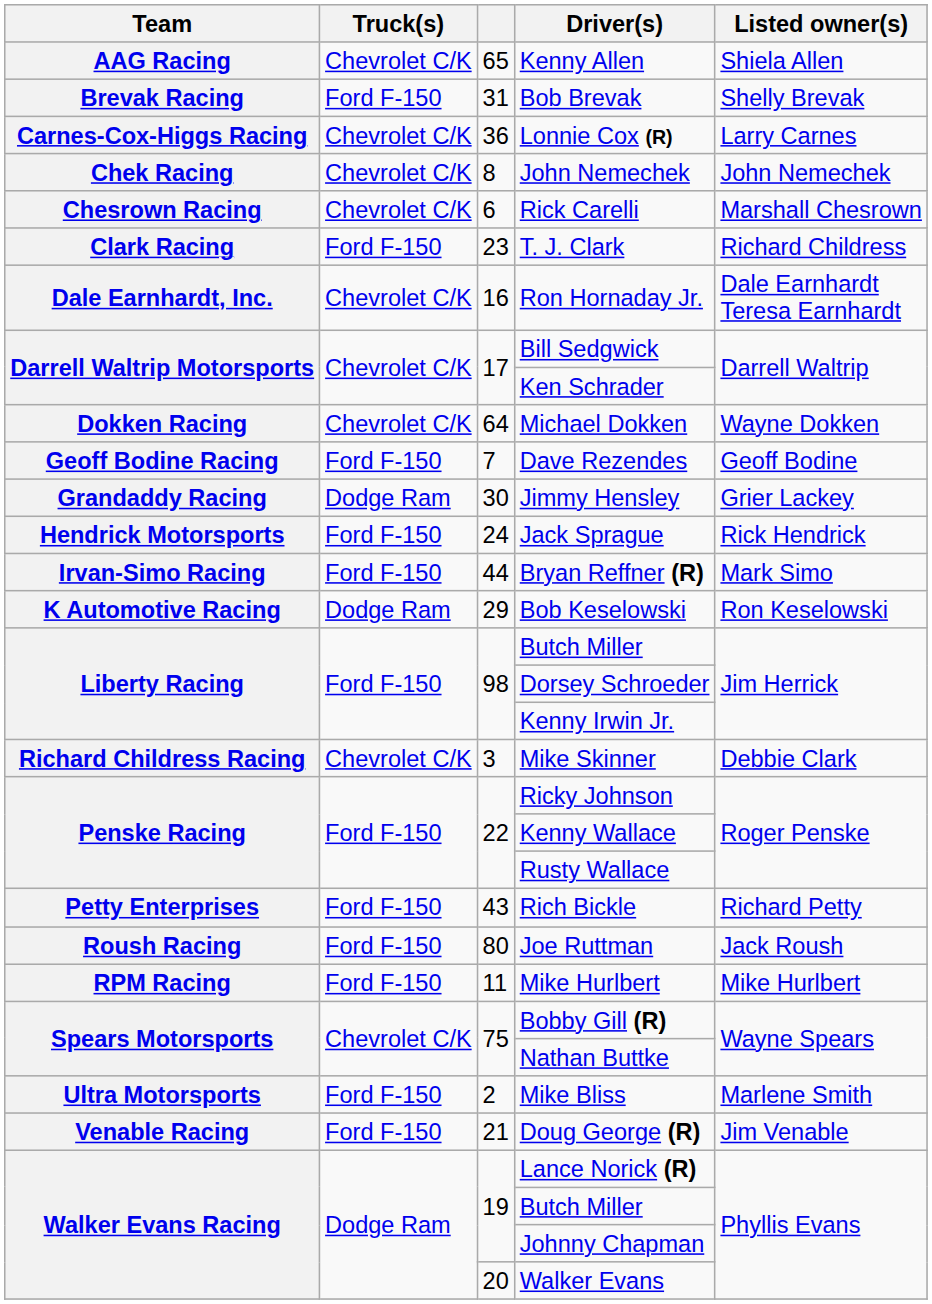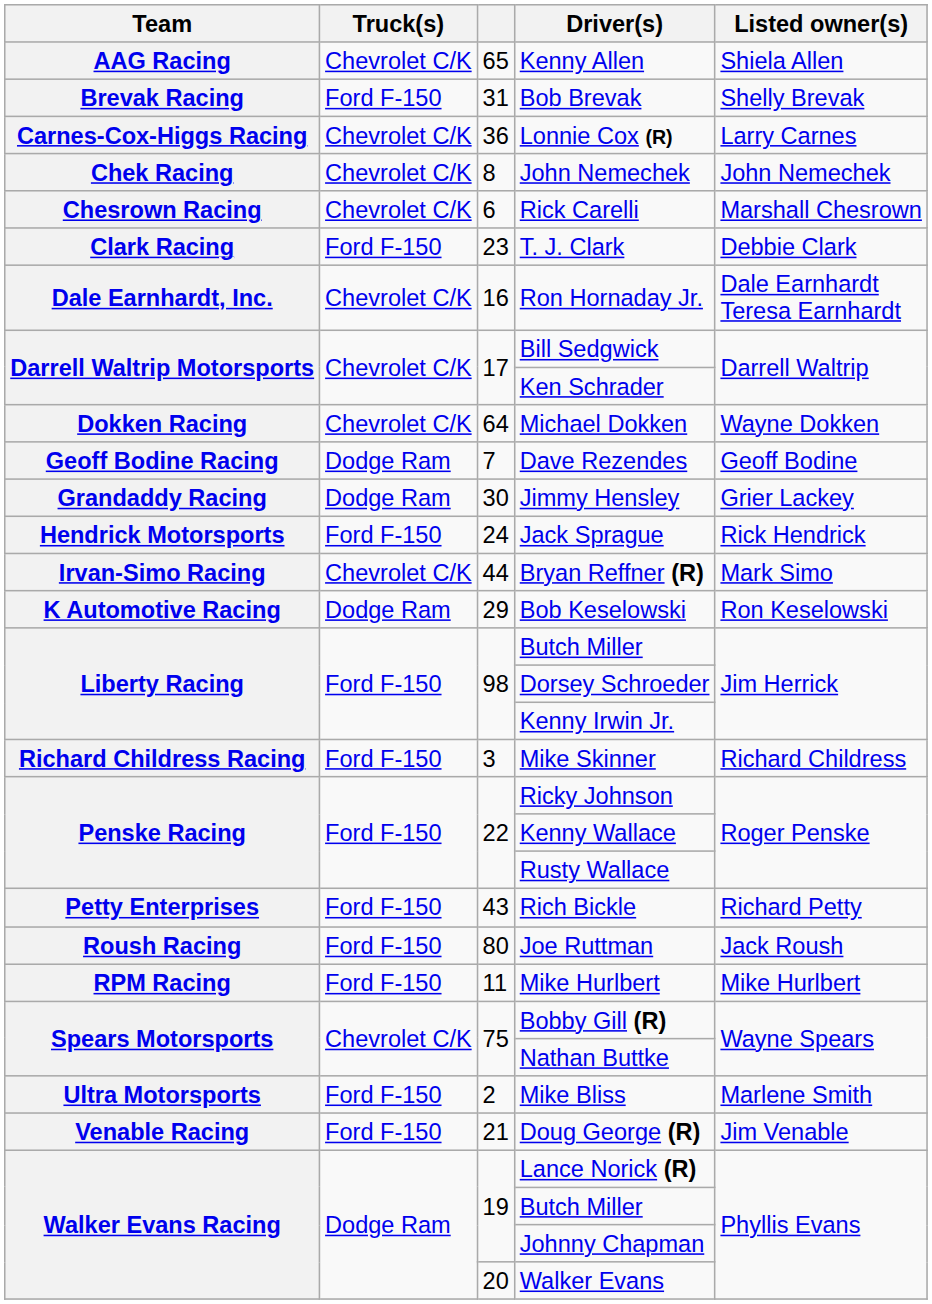(813, 247) Richard Childress -> (788, 247) Debbie Clark
(383, 460) Ford F-150 -> (388, 460) Dodge Ram
(383, 572) Ford F-150 -> (398, 572) Chevrolet C/K
(398, 759) Chevrolet C/K -> (383, 759) Ford F-150
(788, 759) Debbie Clark -> (813, 759) Richard Childress
